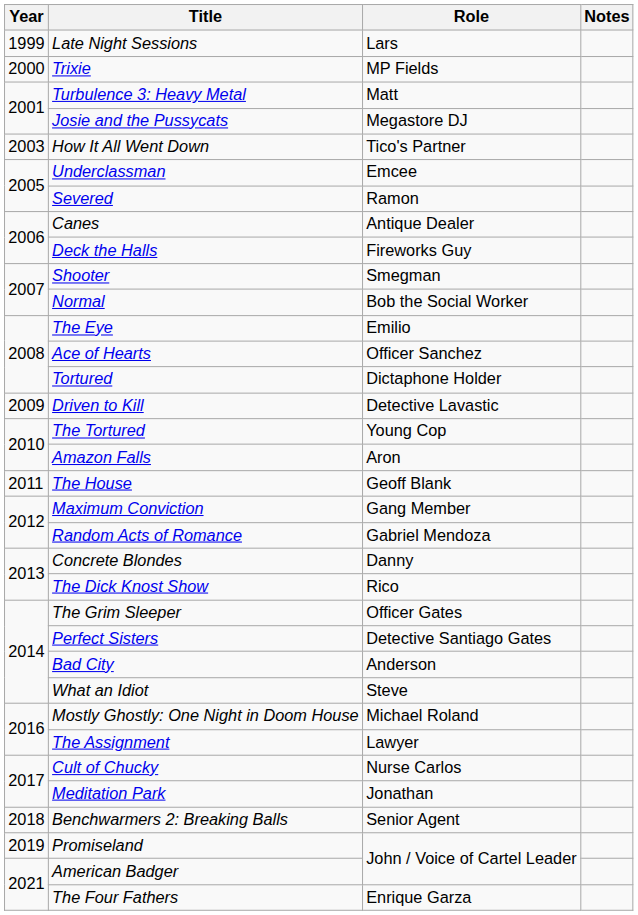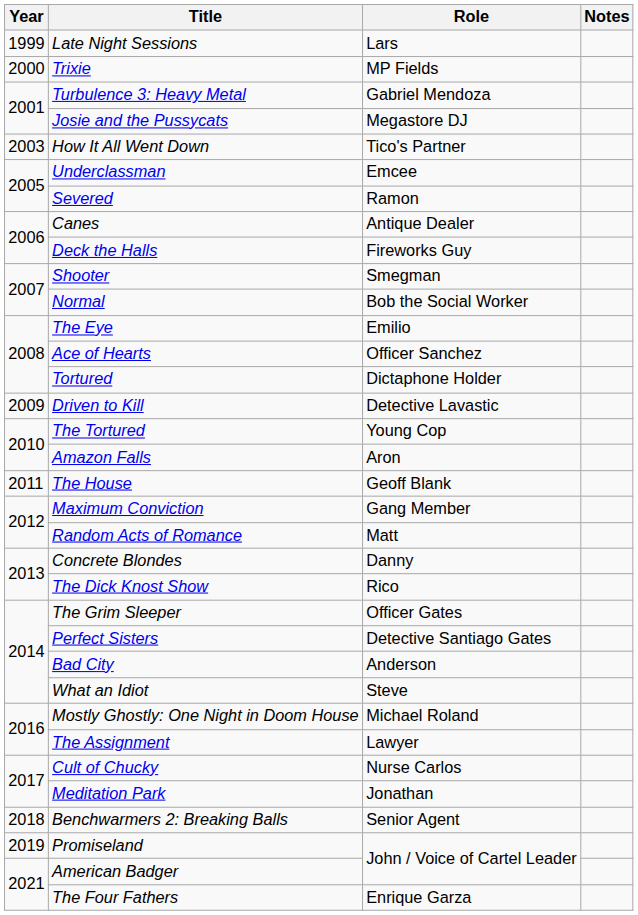(382, 95) Matt -> (428, 95) Gabriel Mendoza
(428, 535) Gabriel Mendoza -> (382, 535) Matt
